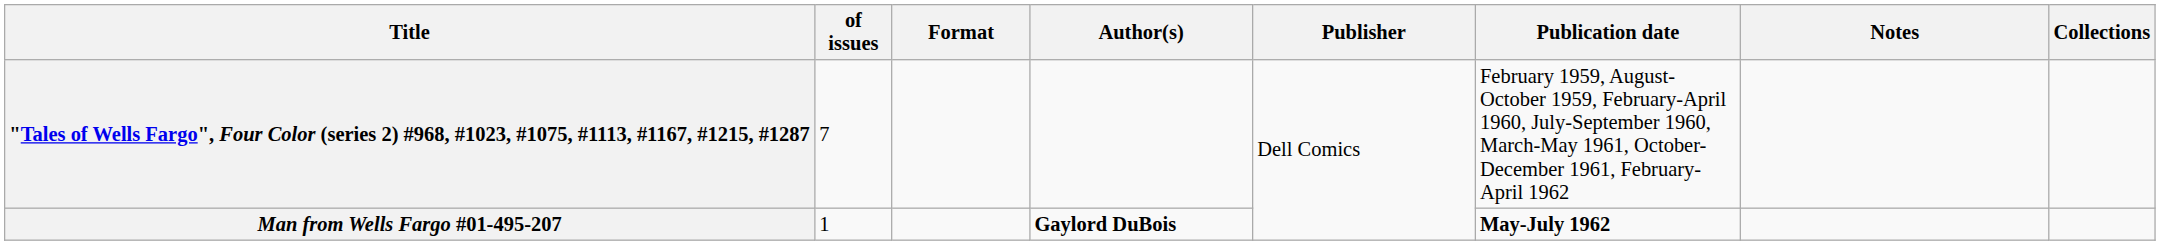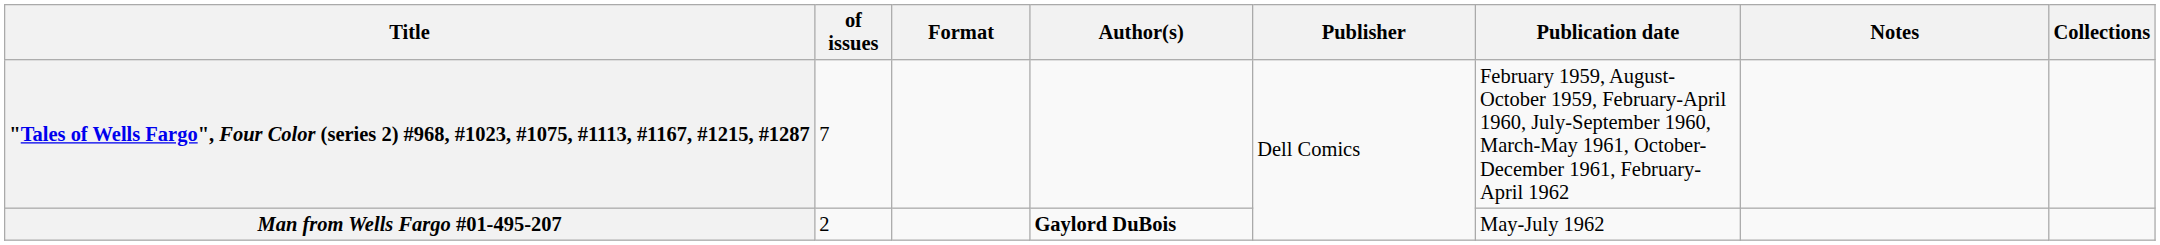(824, 223) 1 -> (824, 223) 2
(1545, 223) bold -> (1542, 223) normal
